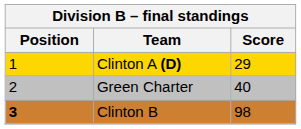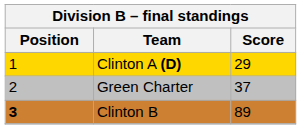(243, 88) 40 -> (243, 88) 37
(243, 111) 98 -> (243, 111) 89
